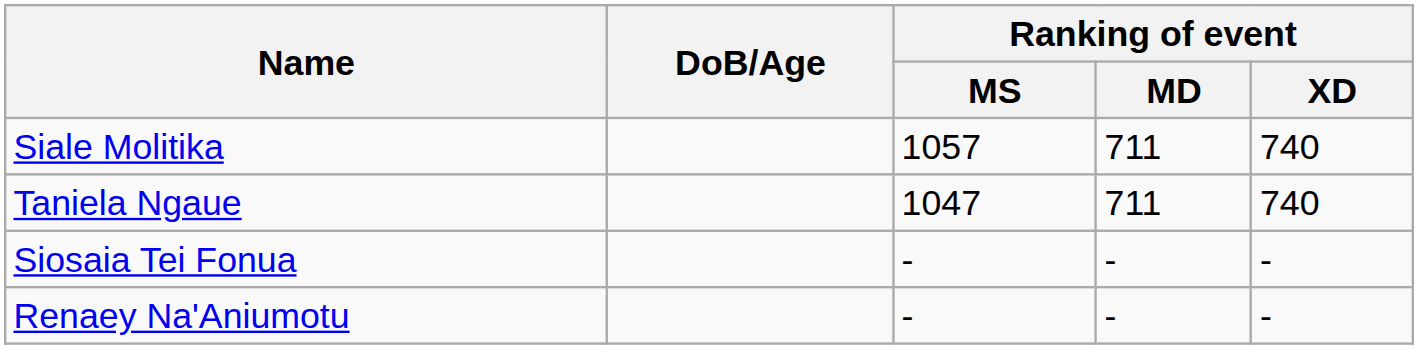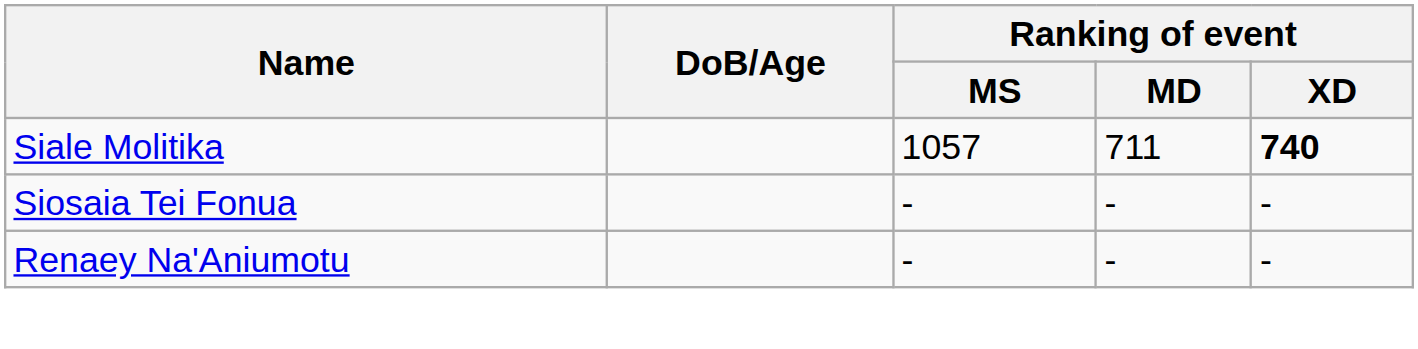(1290, 147) normal -> (1290, 147) bold
- row: (128, 203)
